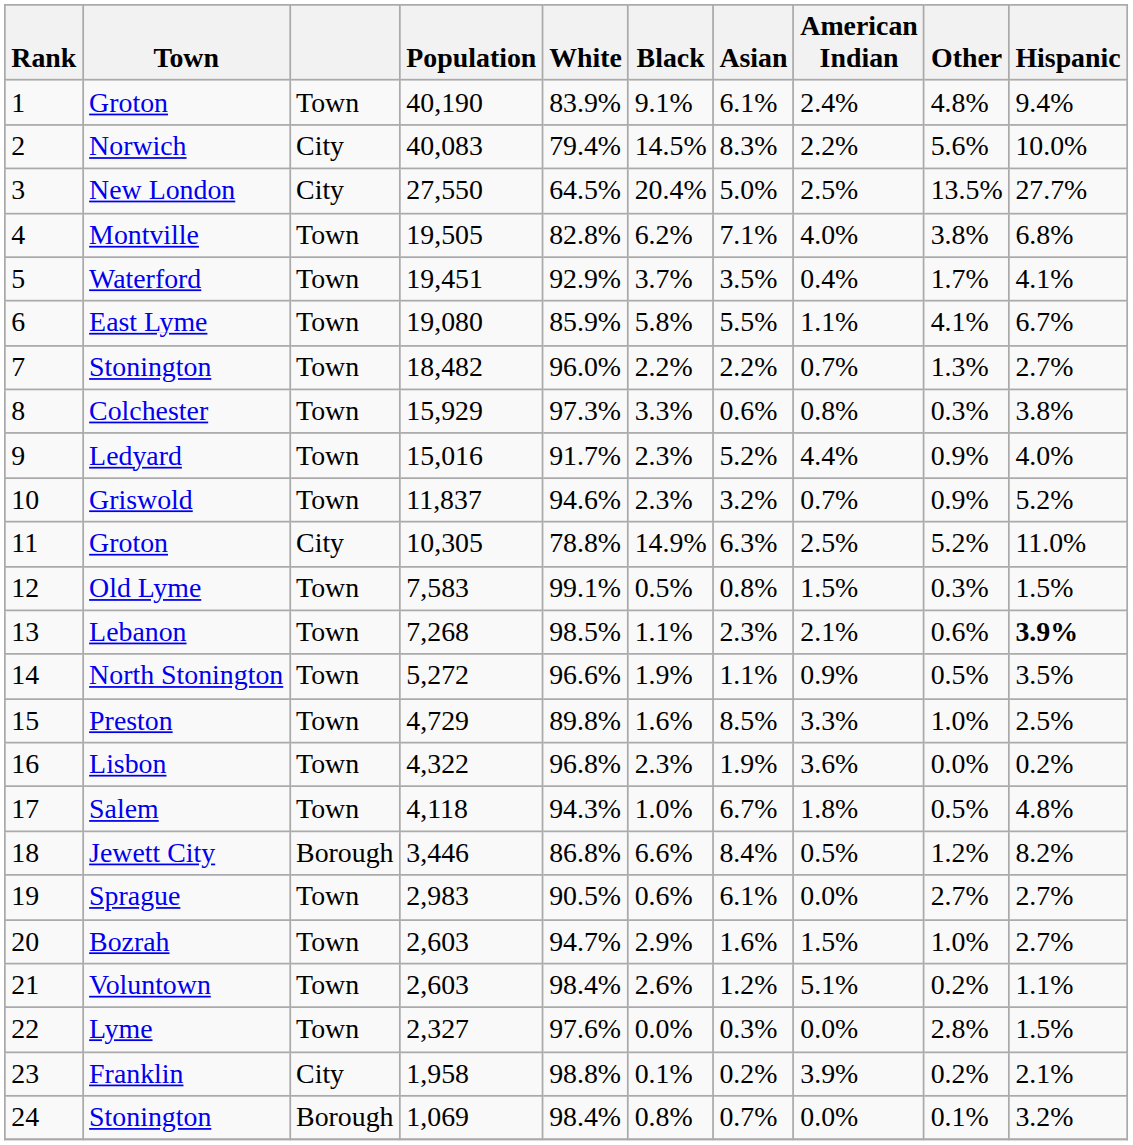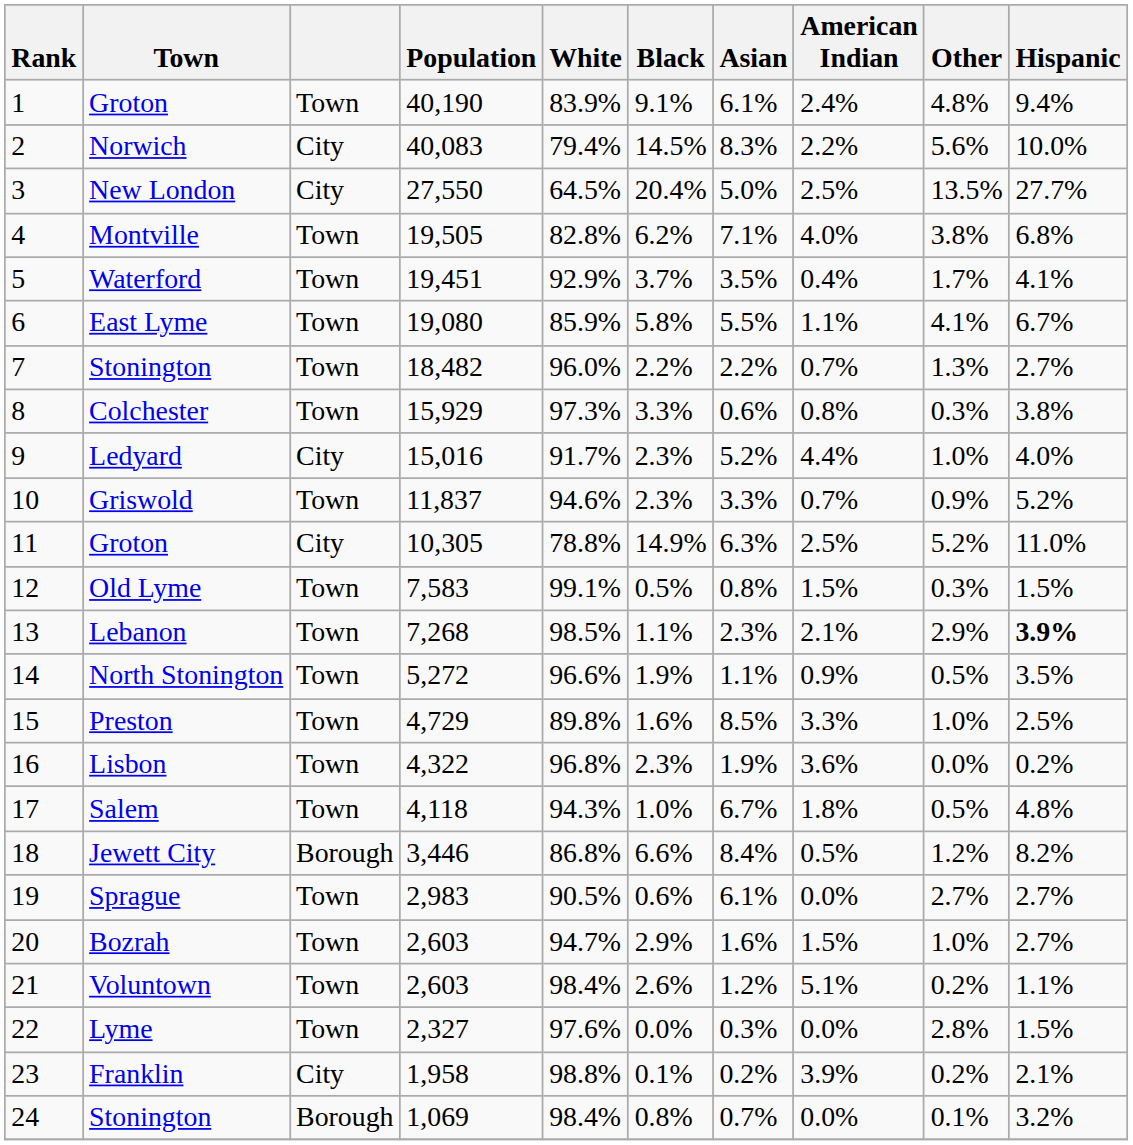(328, 455) Town -> (320, 455) City
(960, 455) 0.9% -> (960, 455) 1.0%
(748, 499) 3.2% -> (748, 499) 3.3%
(960, 631) 0.6% -> (960, 631) 2.9%
